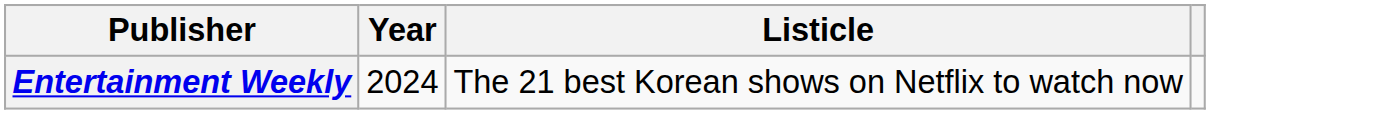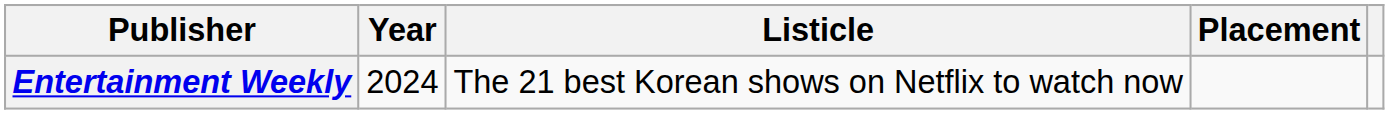+ column: (1279, 30)
